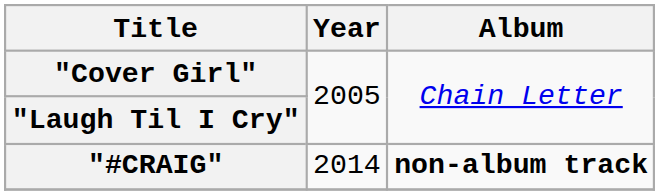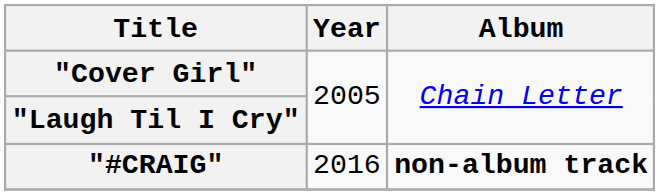(347, 166) 2014 -> (347, 166) 2016
